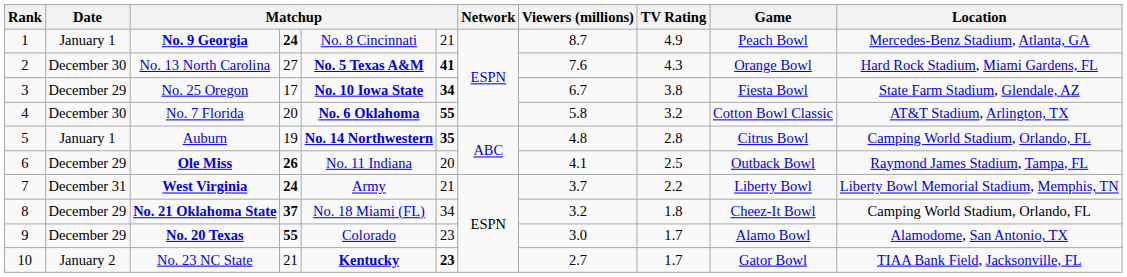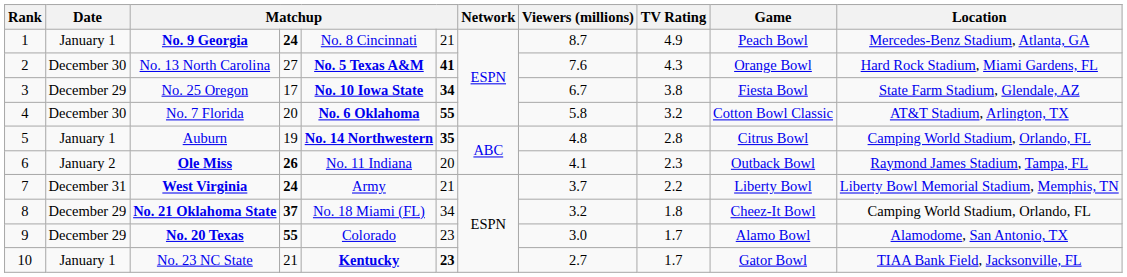(87, 162) December 29 -> (87, 162) January 2
(673, 162) 2.5 -> (673, 162) 2.3
(87, 260) January 2 -> (87, 260) January 1
